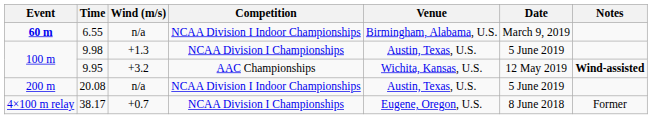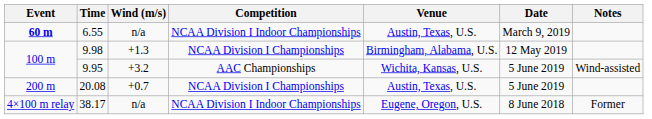(432, 31) Birmingham, Alabama, U.S. -> (432, 31) Austin, Texas, U.S.
(432, 50) Austin, Texas, U.S. -> (432, 50) Birmingham, Alabama, U.S.
(536, 50) 5 June 2019 -> (536, 50) 12 May 2019
(536, 68) 12 May 2019 -> (536, 68) 5 June 2019
(610, 68) bold -> (608, 68) normal
(138, 86) n/a -> (138, 86) +0.7
(266, 86) NCAA Division I Indoor Championships -> (266, 86) NCAA Division I Championships
(138, 104) +0.7 -> (138, 104) n/a
(266, 104) NCAA Division I Championships -> (266, 104) NCAA Division I Indoor Championships
